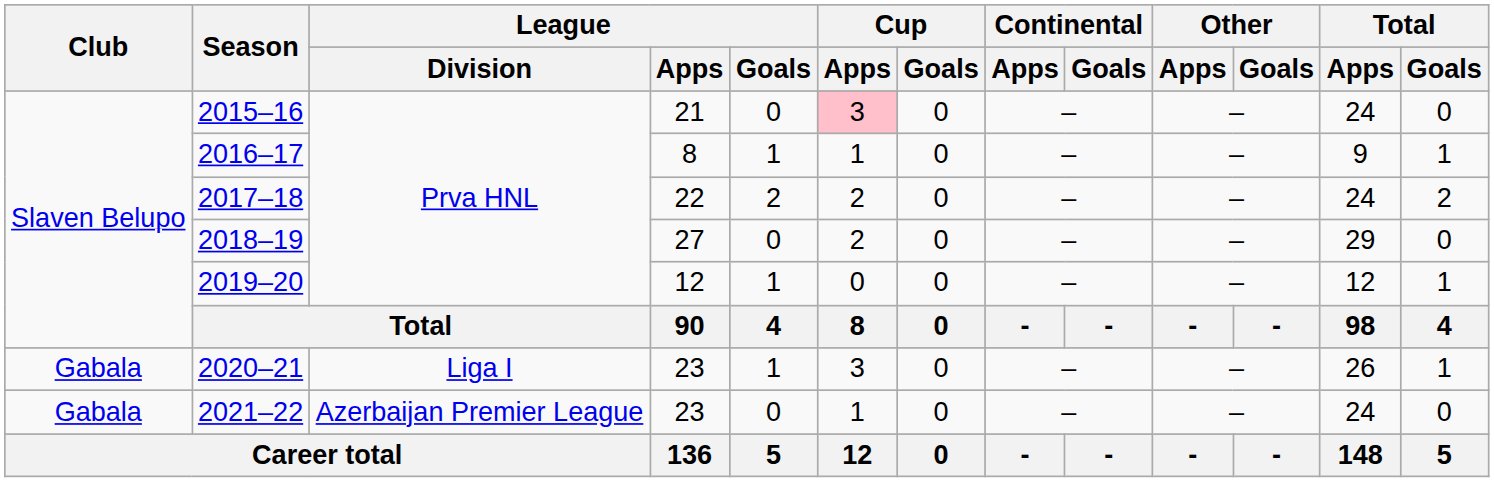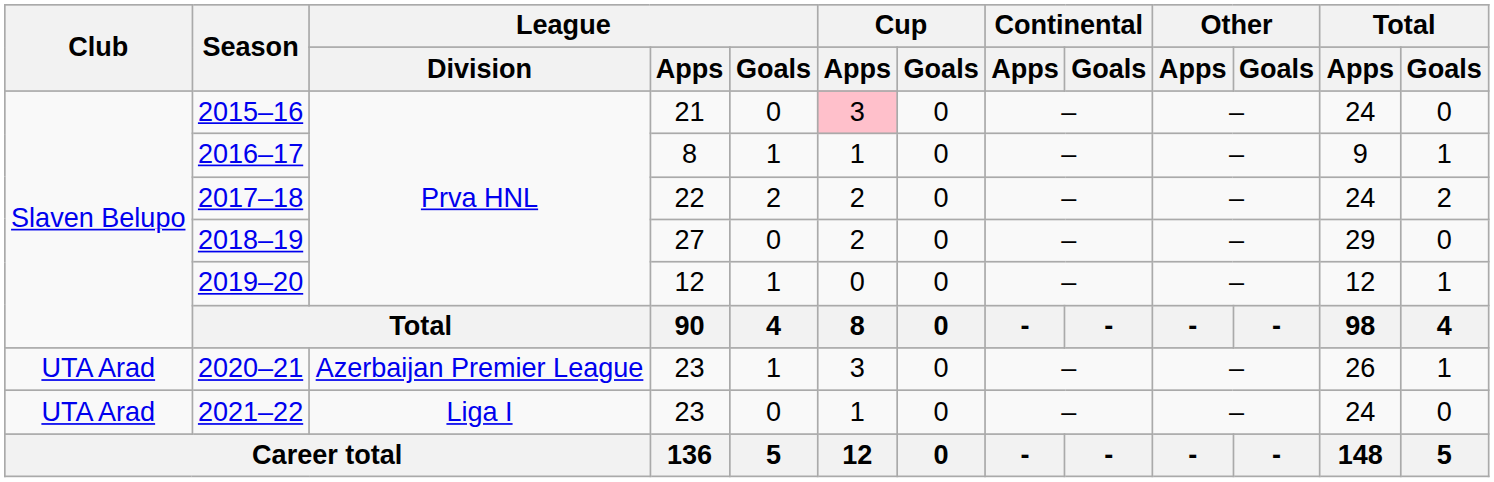(98, 369) Gabala -> (98, 369) UTA Arad
(480, 369) Liga I -> (480, 369) Azerbaijan Premier League
(98, 411) Gabala -> (98, 411) UTA Arad
(480, 411) Azerbaijan Premier League -> (480, 411) Liga I
